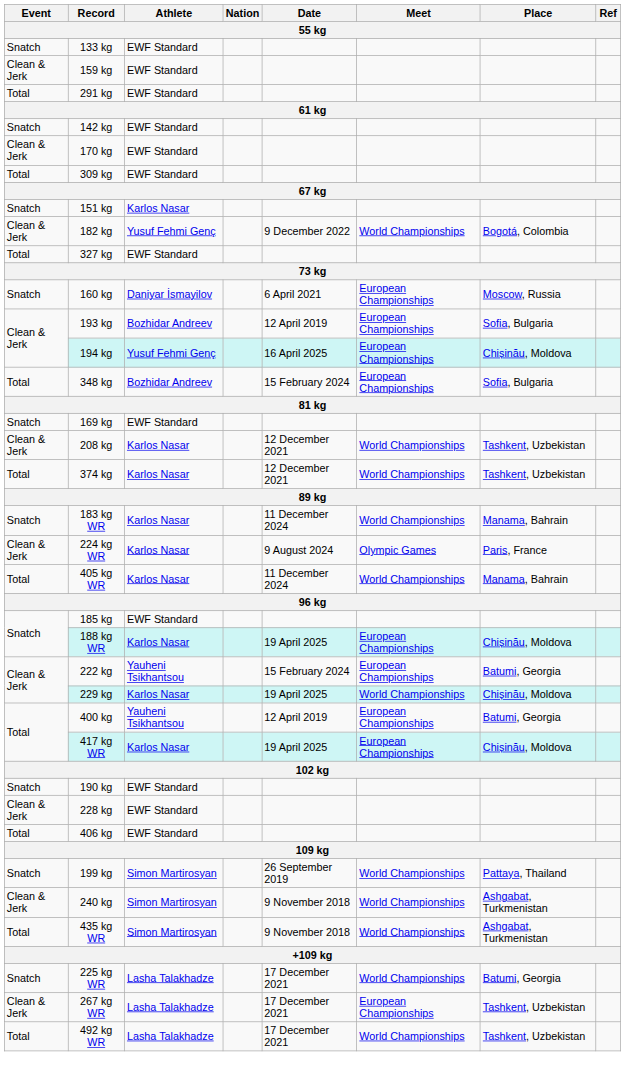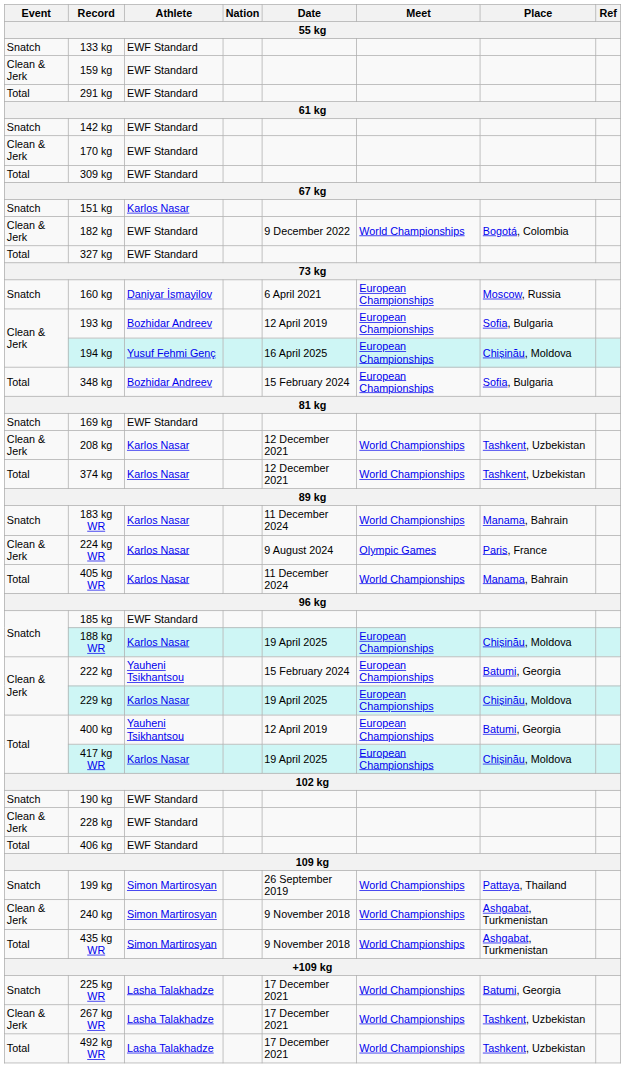(171, 231) Yusuf Fehmi Genç -> (162, 231) EWF Standard
(412, 695) World Championships -> (397, 701) European Championships
(397, 1007) European Championships -> (412, 1019) World Championships
